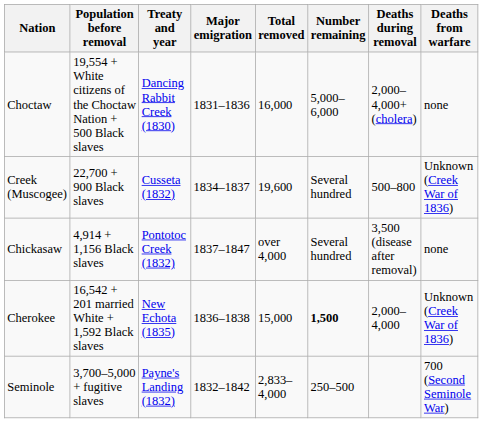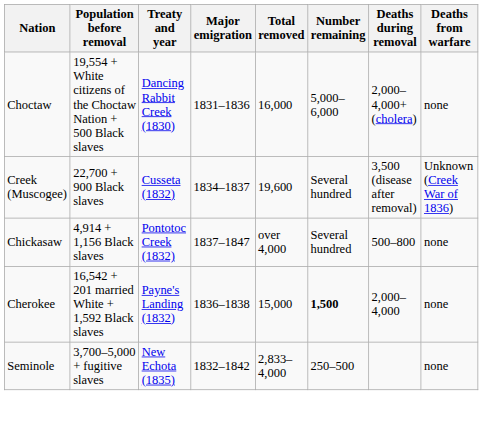(393, 187) 500–800 -> (394, 187) 3,500 (disease after removal)
(394, 249) 3,500 (disease after removal) -> (393, 242) 500–800
(159, 318) New Echota (1835) -> (162, 304) Payne's Landing (1832)
(449, 318) Unknown (Creek War of 1836) -> (436, 304) none
(162, 387) Payne's Landing (1832) -> (159, 366) New Echota (1835)
(448, 387) 700 (Second Seminole War) -> (436, 366) none
